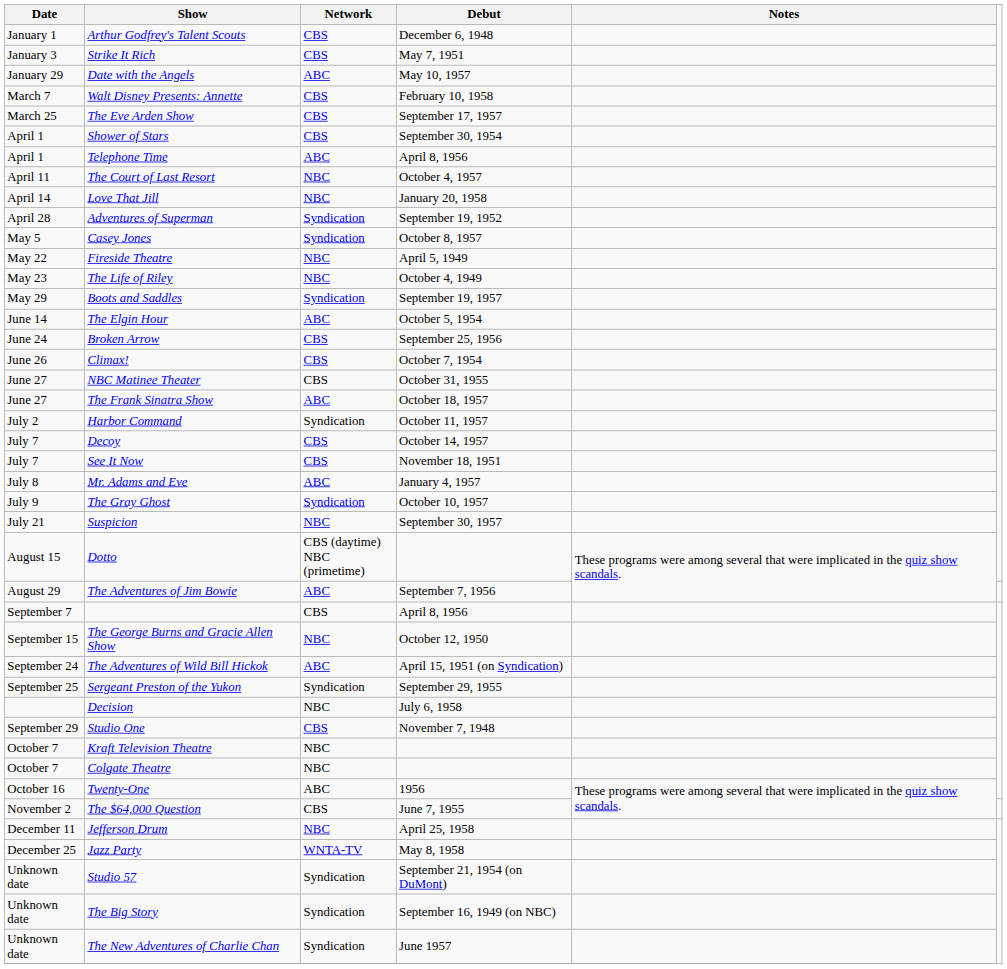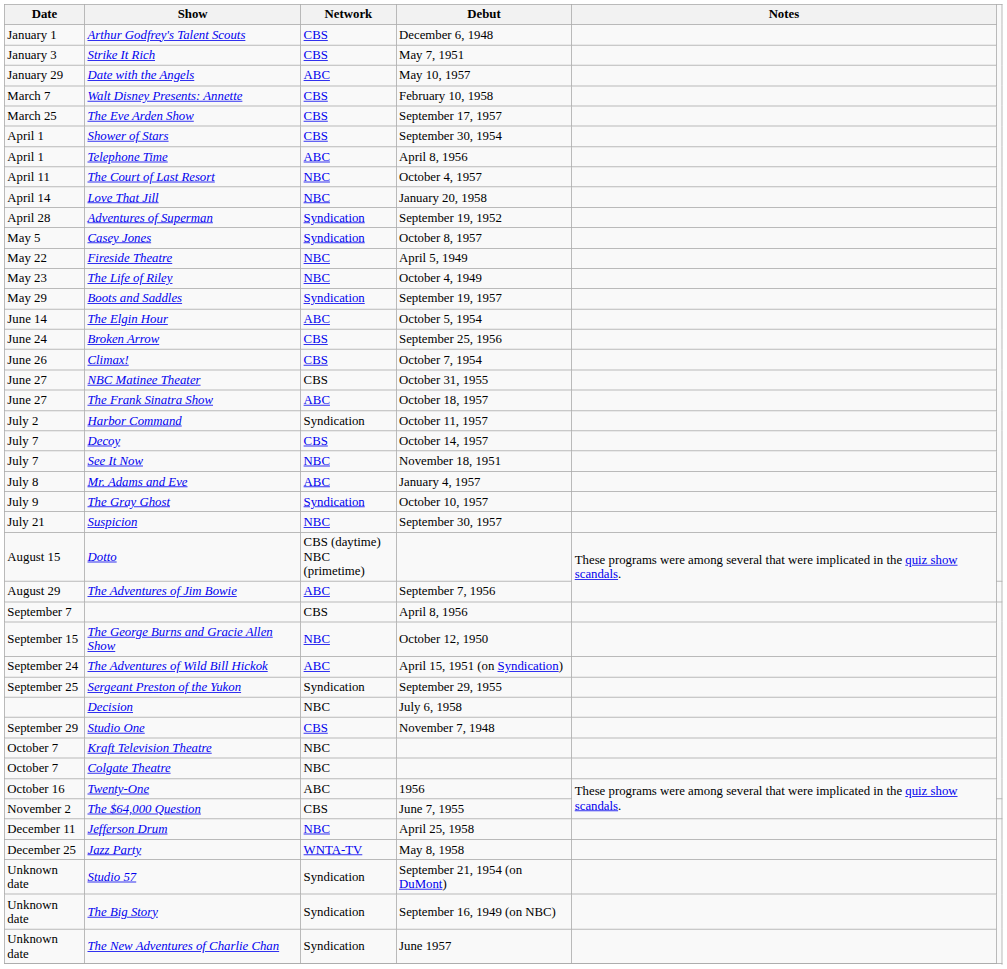(316, 461) CBS -> (317, 461) NBC
